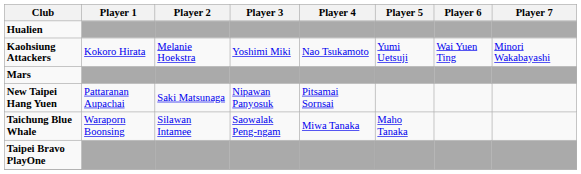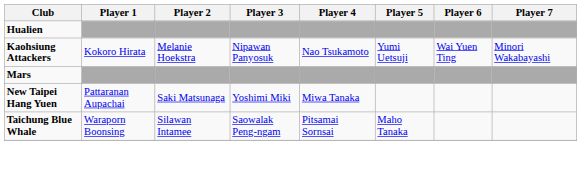(262, 52) Yoshimi Miki -> (253, 52) Nipawan Panyosuk
(253, 97) Nipawan Panyosuk -> (262, 97) Yoshimi Miki
(320, 97) Pitsamai Sornsai -> (331, 97) Miwa Tanaka
(331, 126) Miwa Tanaka -> (320, 126) Pitsamai Sornsai
- row: (36, 154)
